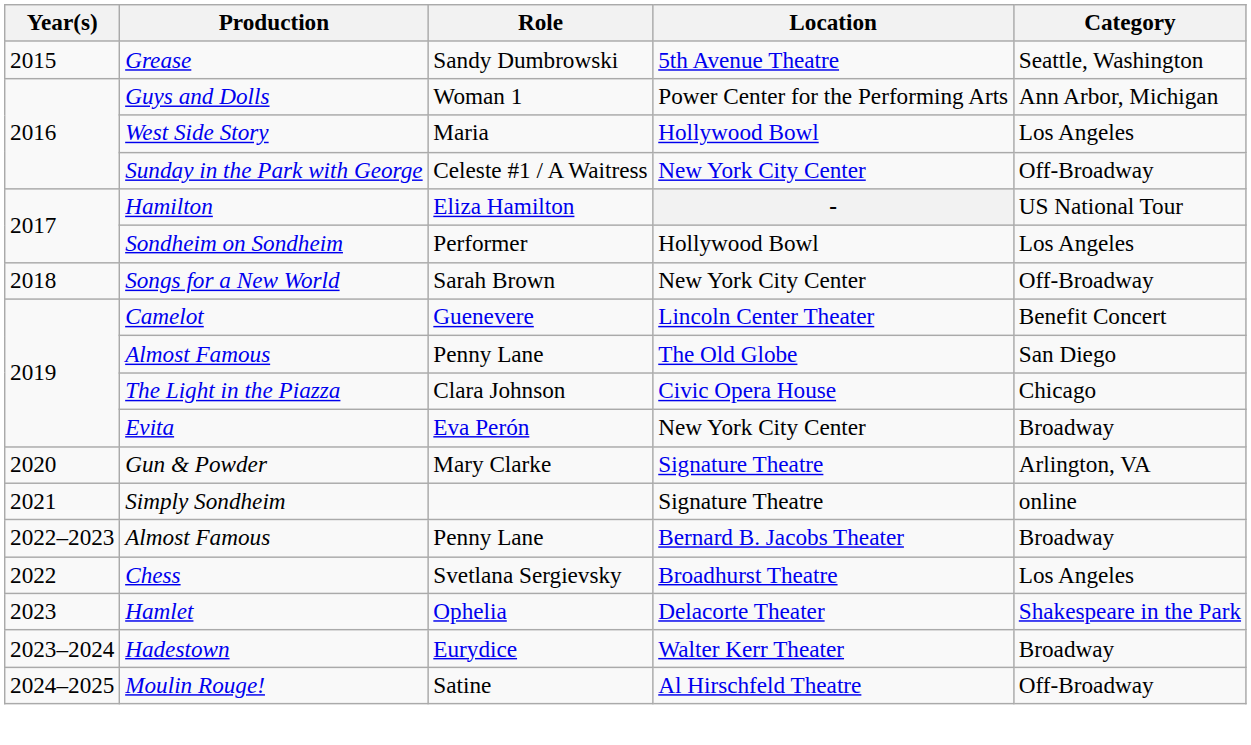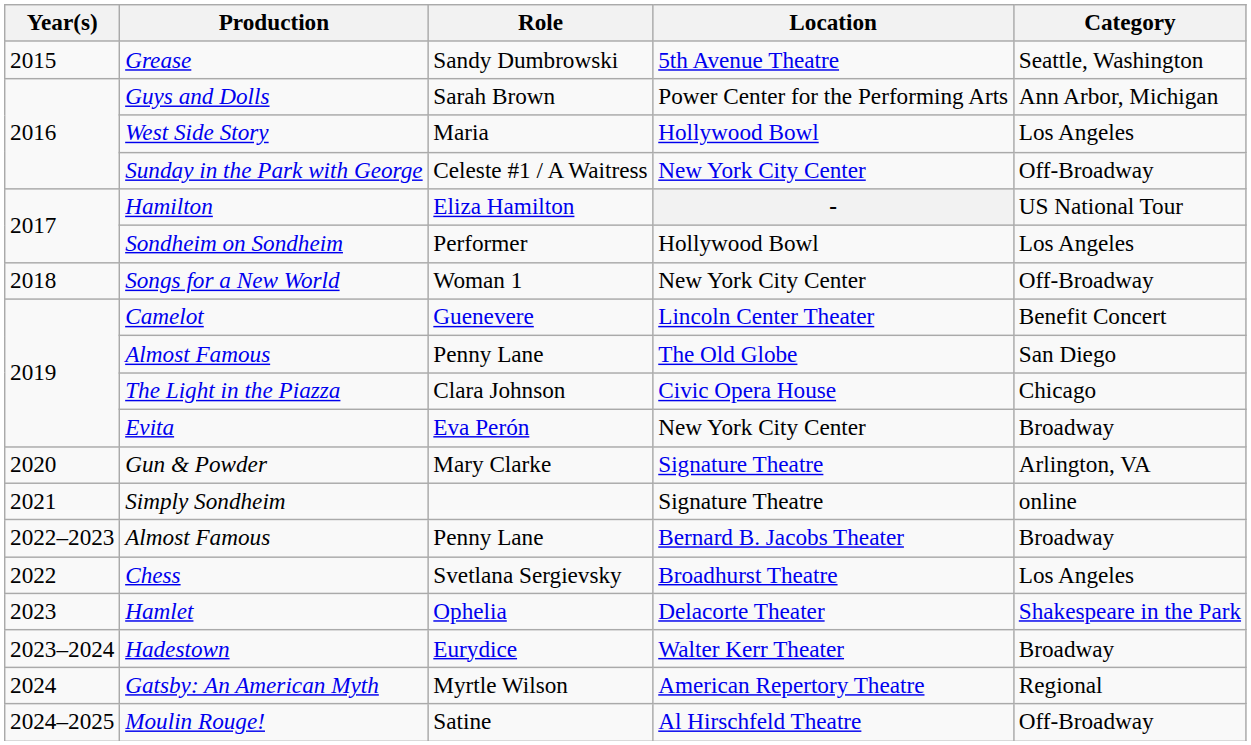(478, 96) Woman 1 -> (494, 96) Sarah Brown
(494, 280) Sarah Brown -> (478, 280) Woman 1
+ row: (252, 685)
